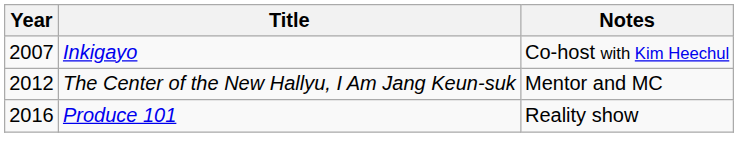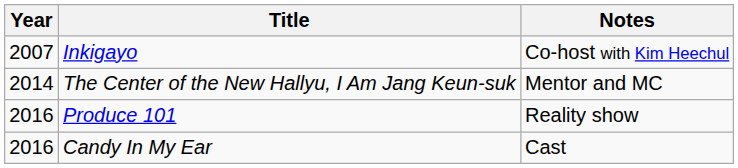(31, 83) 2012 -> (31, 83) 2014
+ row: (137, 147)
